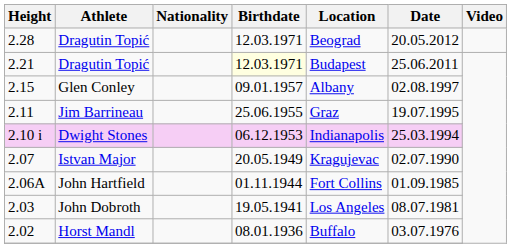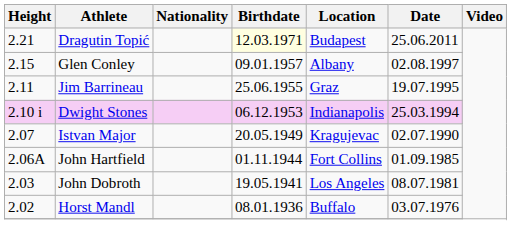- row: (21, 40)
